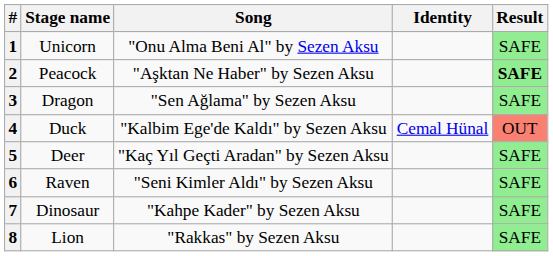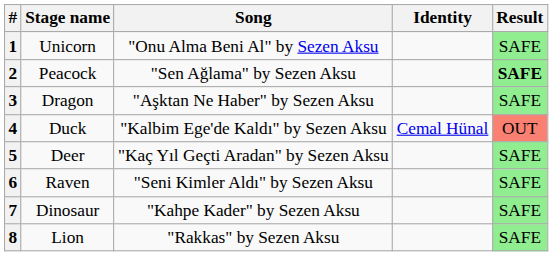(253, 73) "Aşktan Ne Haber" by Sezen Aksu -> (253, 73) "Sen Ağlama" by Sezen Aksu
(253, 100) "Sen Ağlama" by Sezen Aksu -> (253, 100) "Aşktan Ne Haber" by Sezen Aksu
